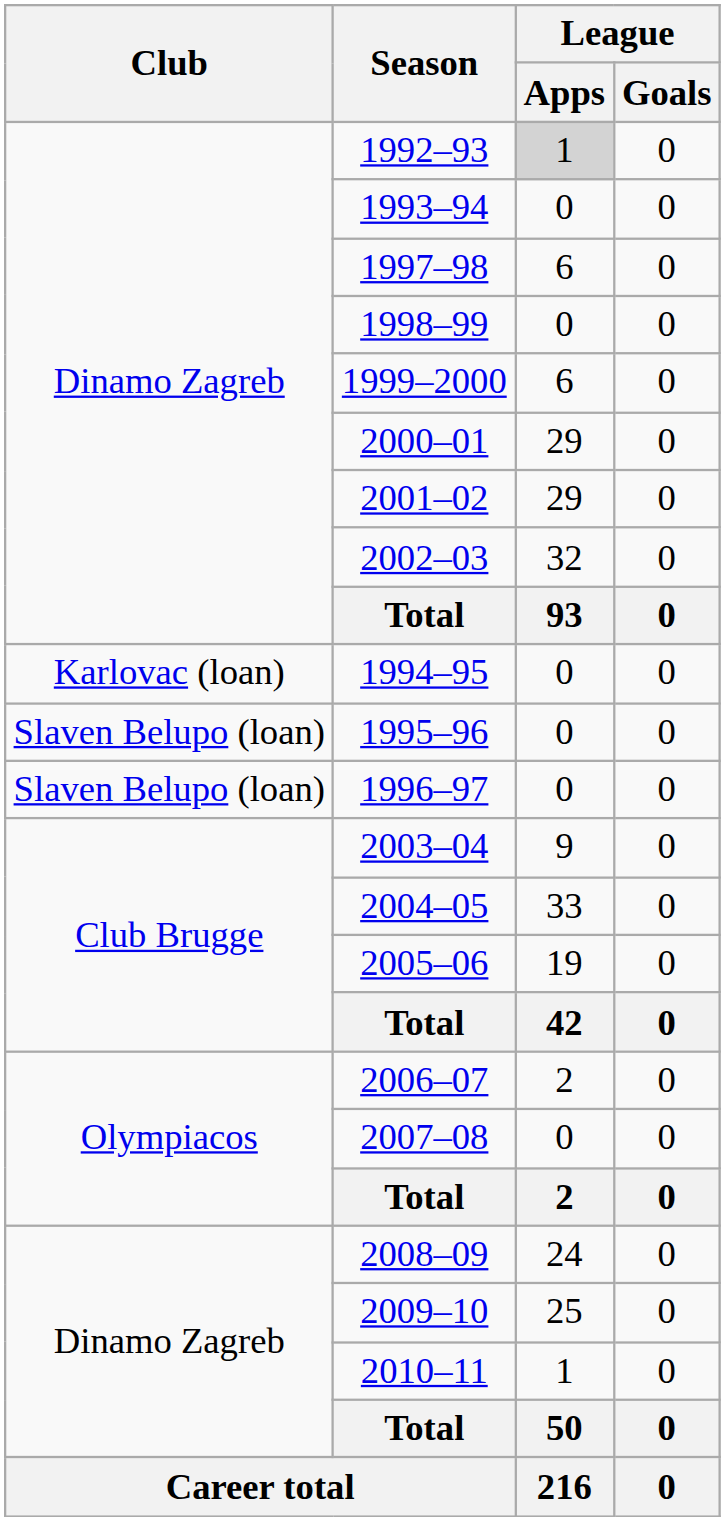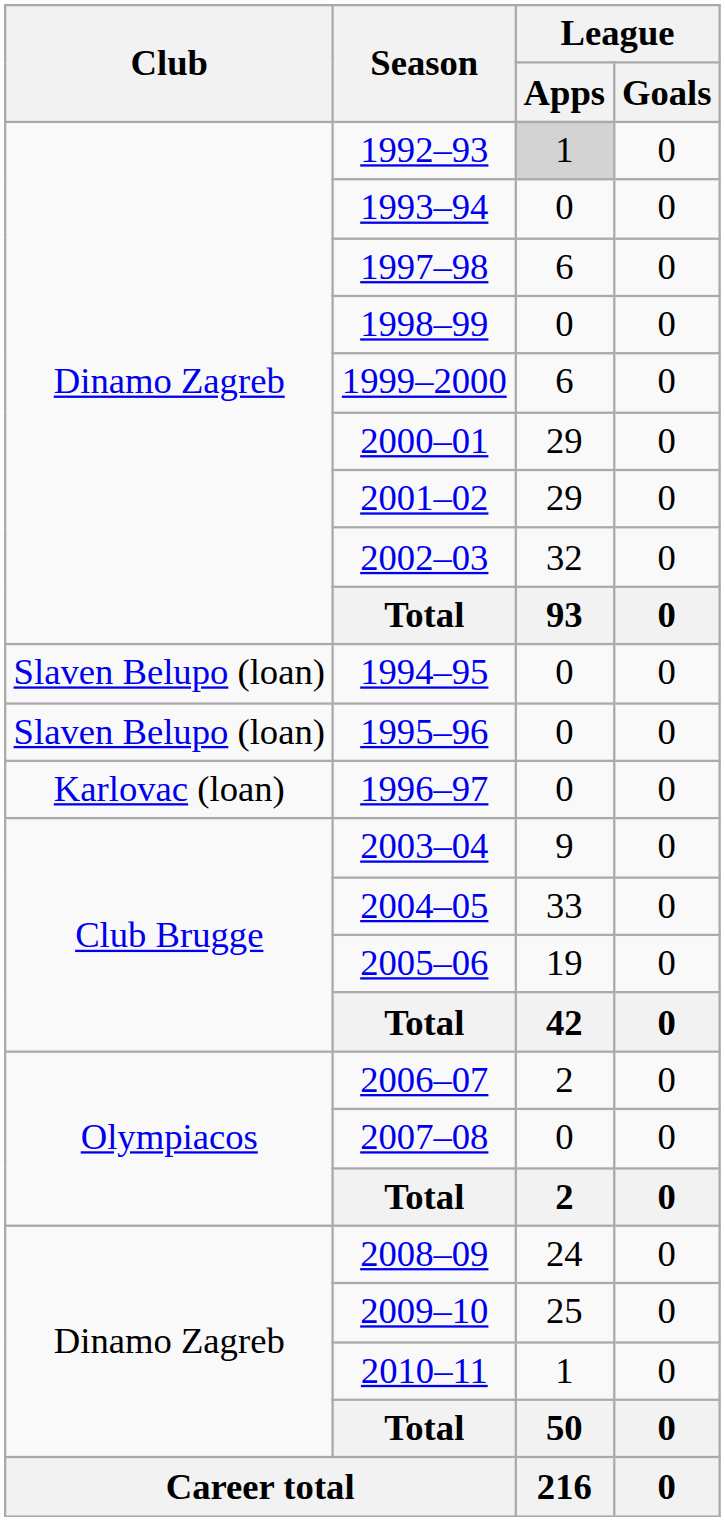(169, 672) Karlovac (loan) -> (169, 672) Slaven Belupo (loan)
(169, 788) Slaven Belupo (loan) -> (169, 788) Karlovac (loan)
